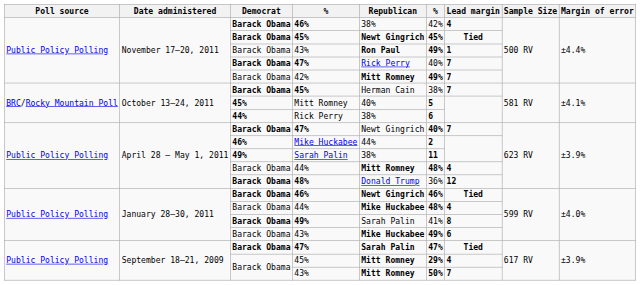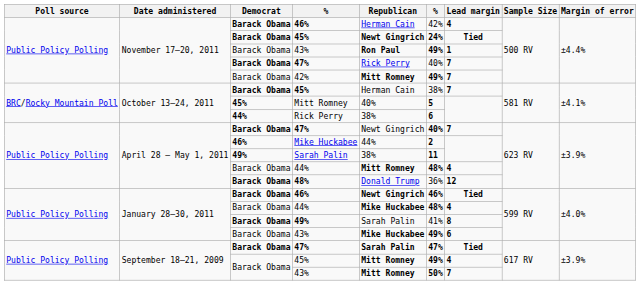(369, 24) 38% -> (388, 24) Herman Cain
(435, 37) 45% -> (435, 37) 24%
(435, 260) 29% -> (435, 260) 49%
